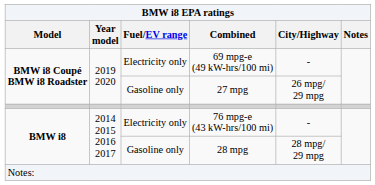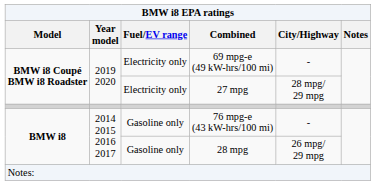(155, 90) Gasoline only -> (155, 90) Electricity only
(308, 90) 26 mpg/ 29 mpg -> (308, 90) 28 mpg/ 29 mpg
(155, 122) Electricity only -> (155, 122) Gasoline only
(308, 150) 28 mpg/ 29 mpg -> (308, 150) 26 mpg/ 29 mpg
